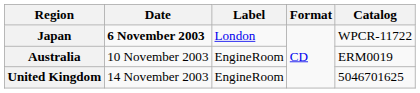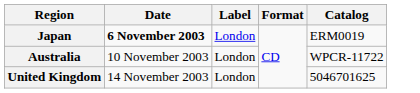(375, 35) WPCR-11722 -> (337, 35) ERM0019
(249, 56) EngineRoom -> (235, 56) London
(365, 56) ERM0019 -> (347, 56) WPCR-11722
(249, 77) EngineRoom -> (235, 77) London
